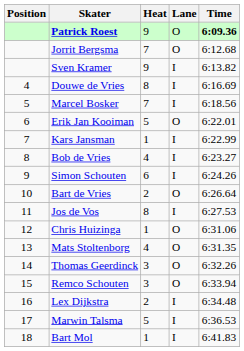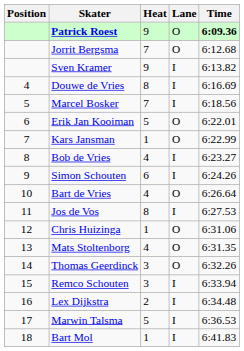(174, 139) I -> (176, 139) O
(146, 193) 2 -> (146, 193) 4
(176, 283) O -> (174, 283) I
